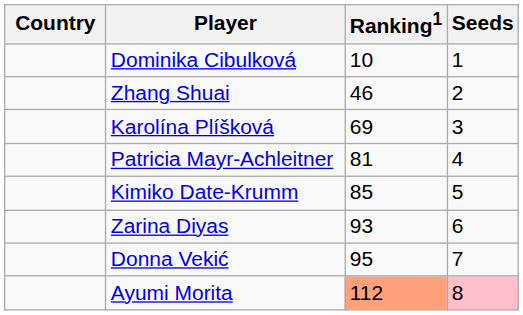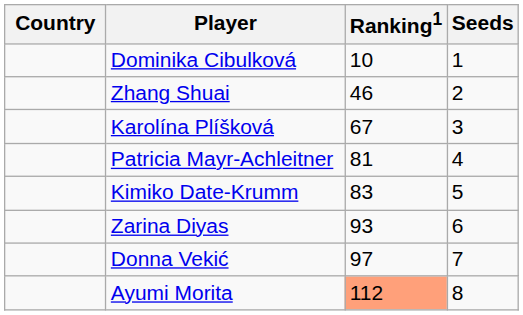(361, 126) 69 -> (361, 126) 67
(361, 192) 85 -> (361, 192) 83
(361, 259) 95 -> (361, 259) 97
(458, 292) pink background -> (458, 292) no background
